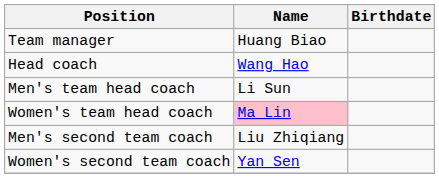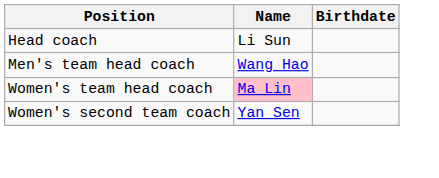- row: (61, 41)
(273, 65) Wang Hao -> (264, 41) Li Sun
(264, 89) Li Sun -> (273, 65) Wang Hao
- row: (110, 137)
